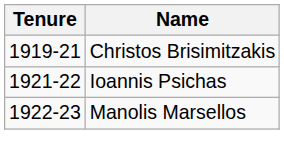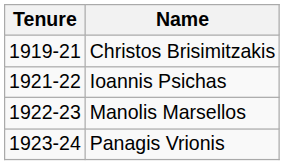+ row: (157, 143)
